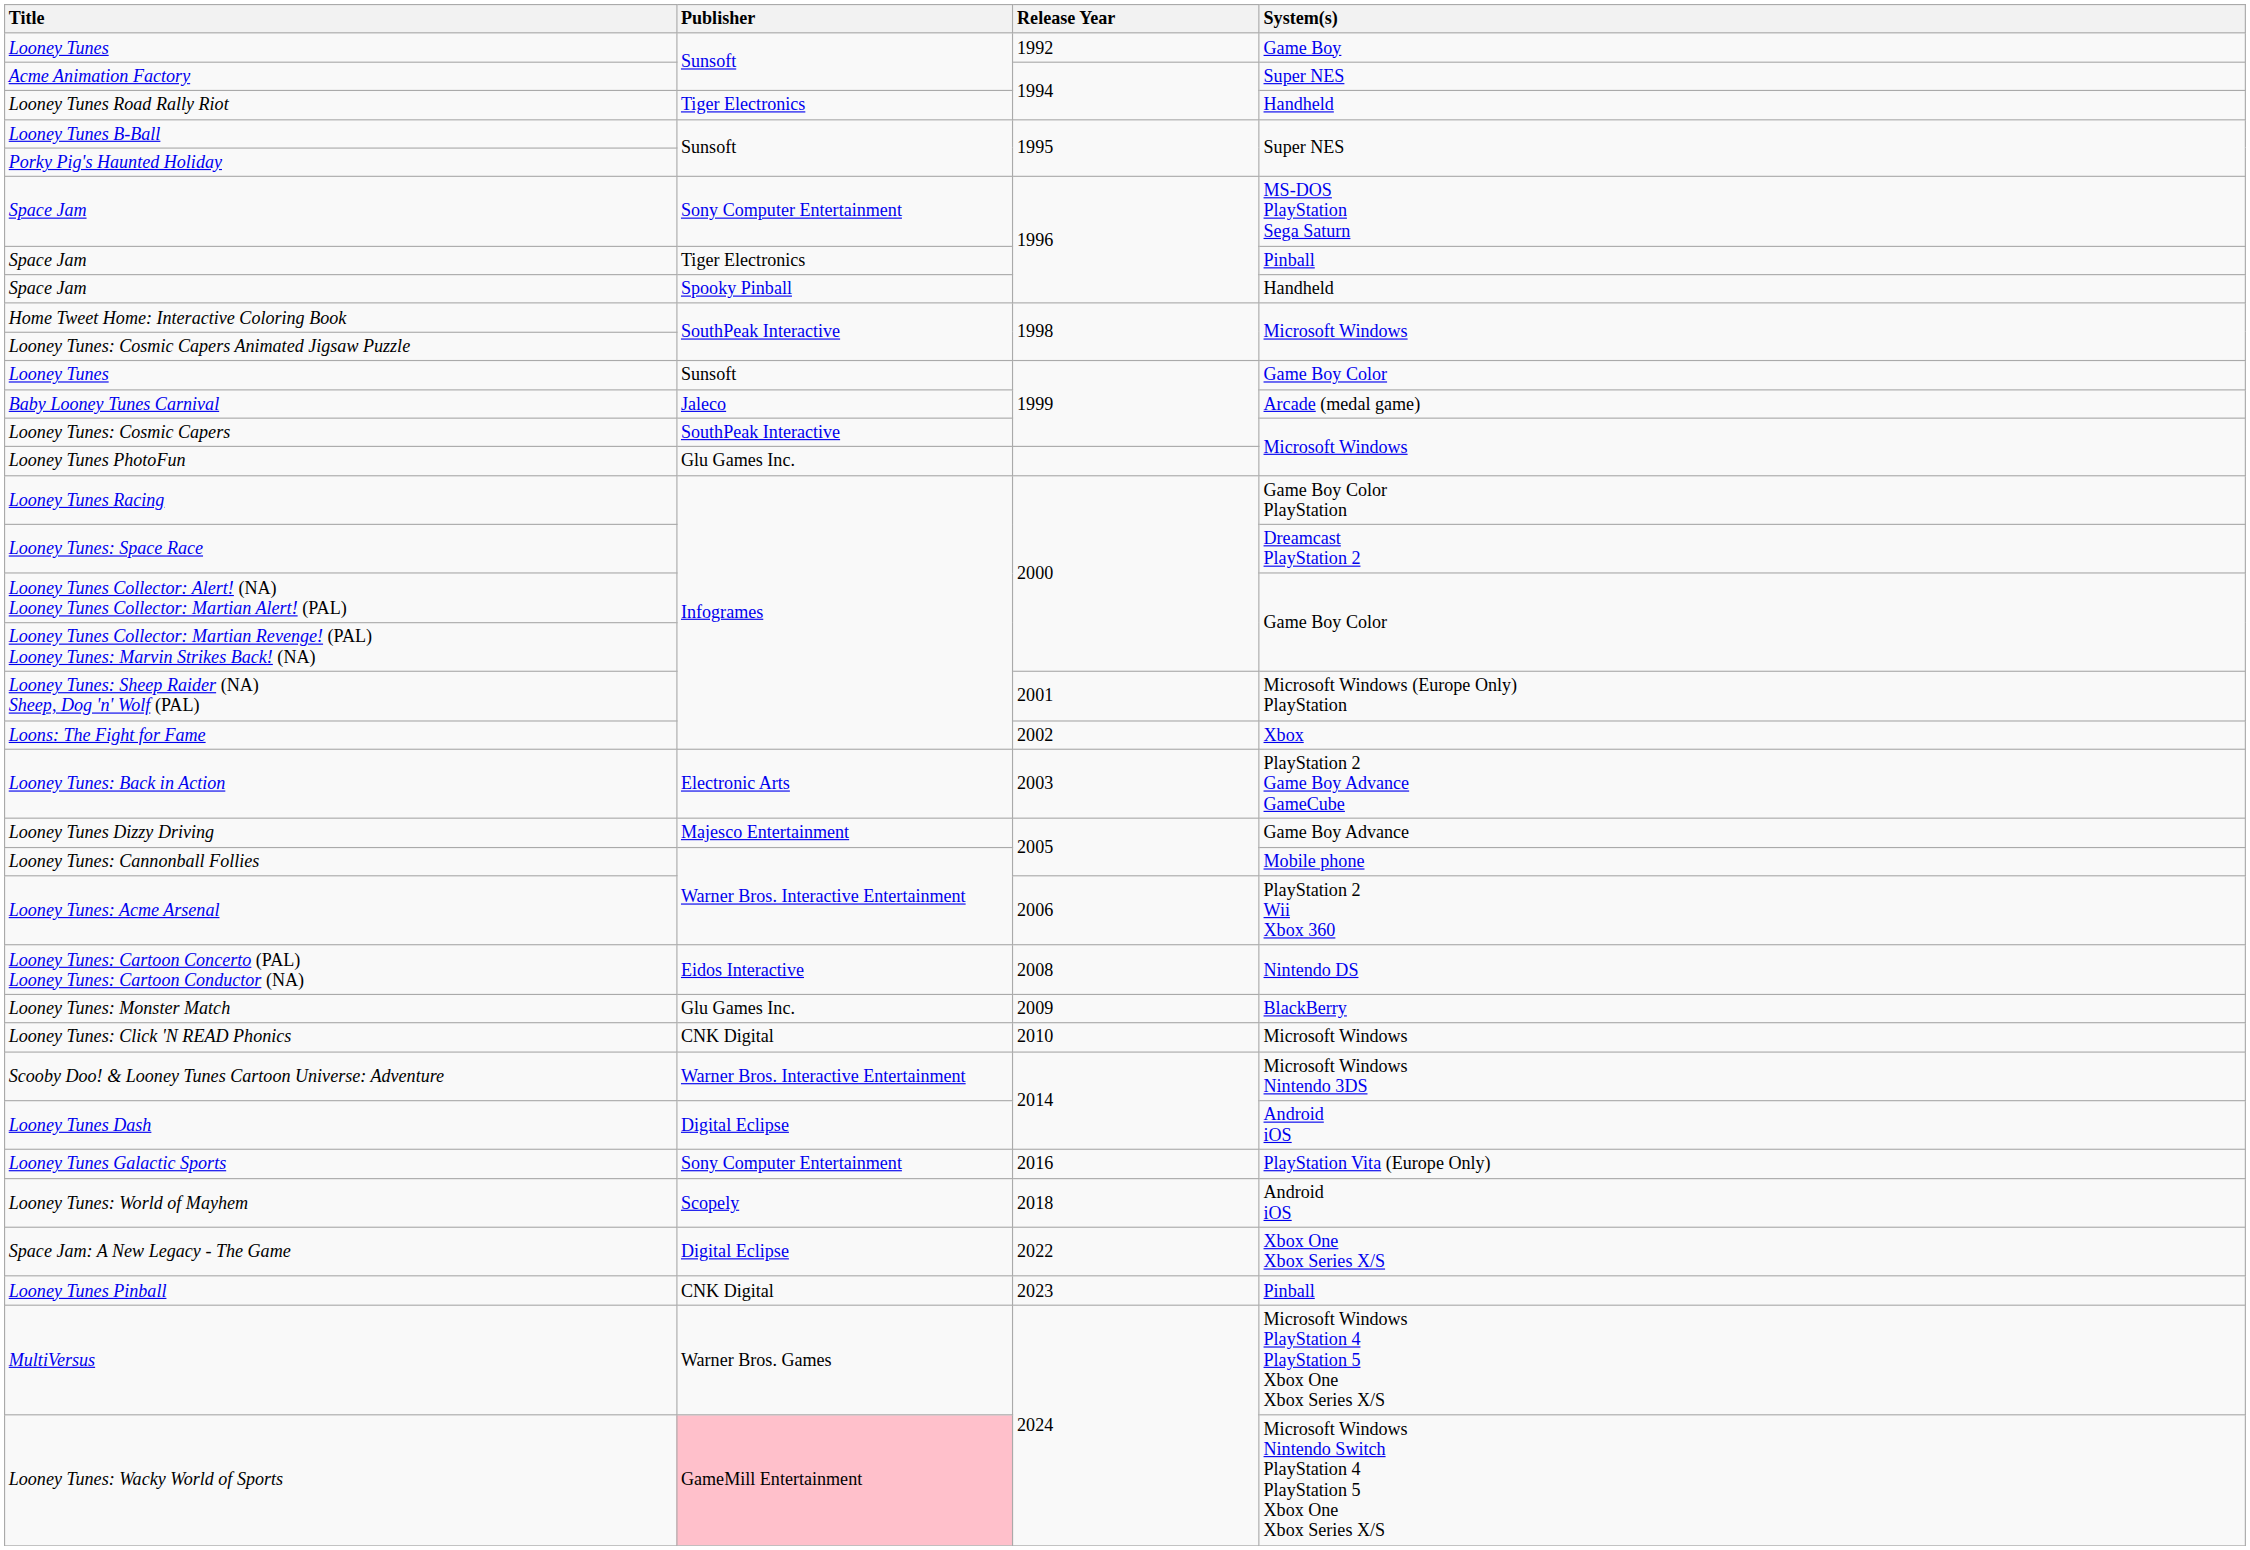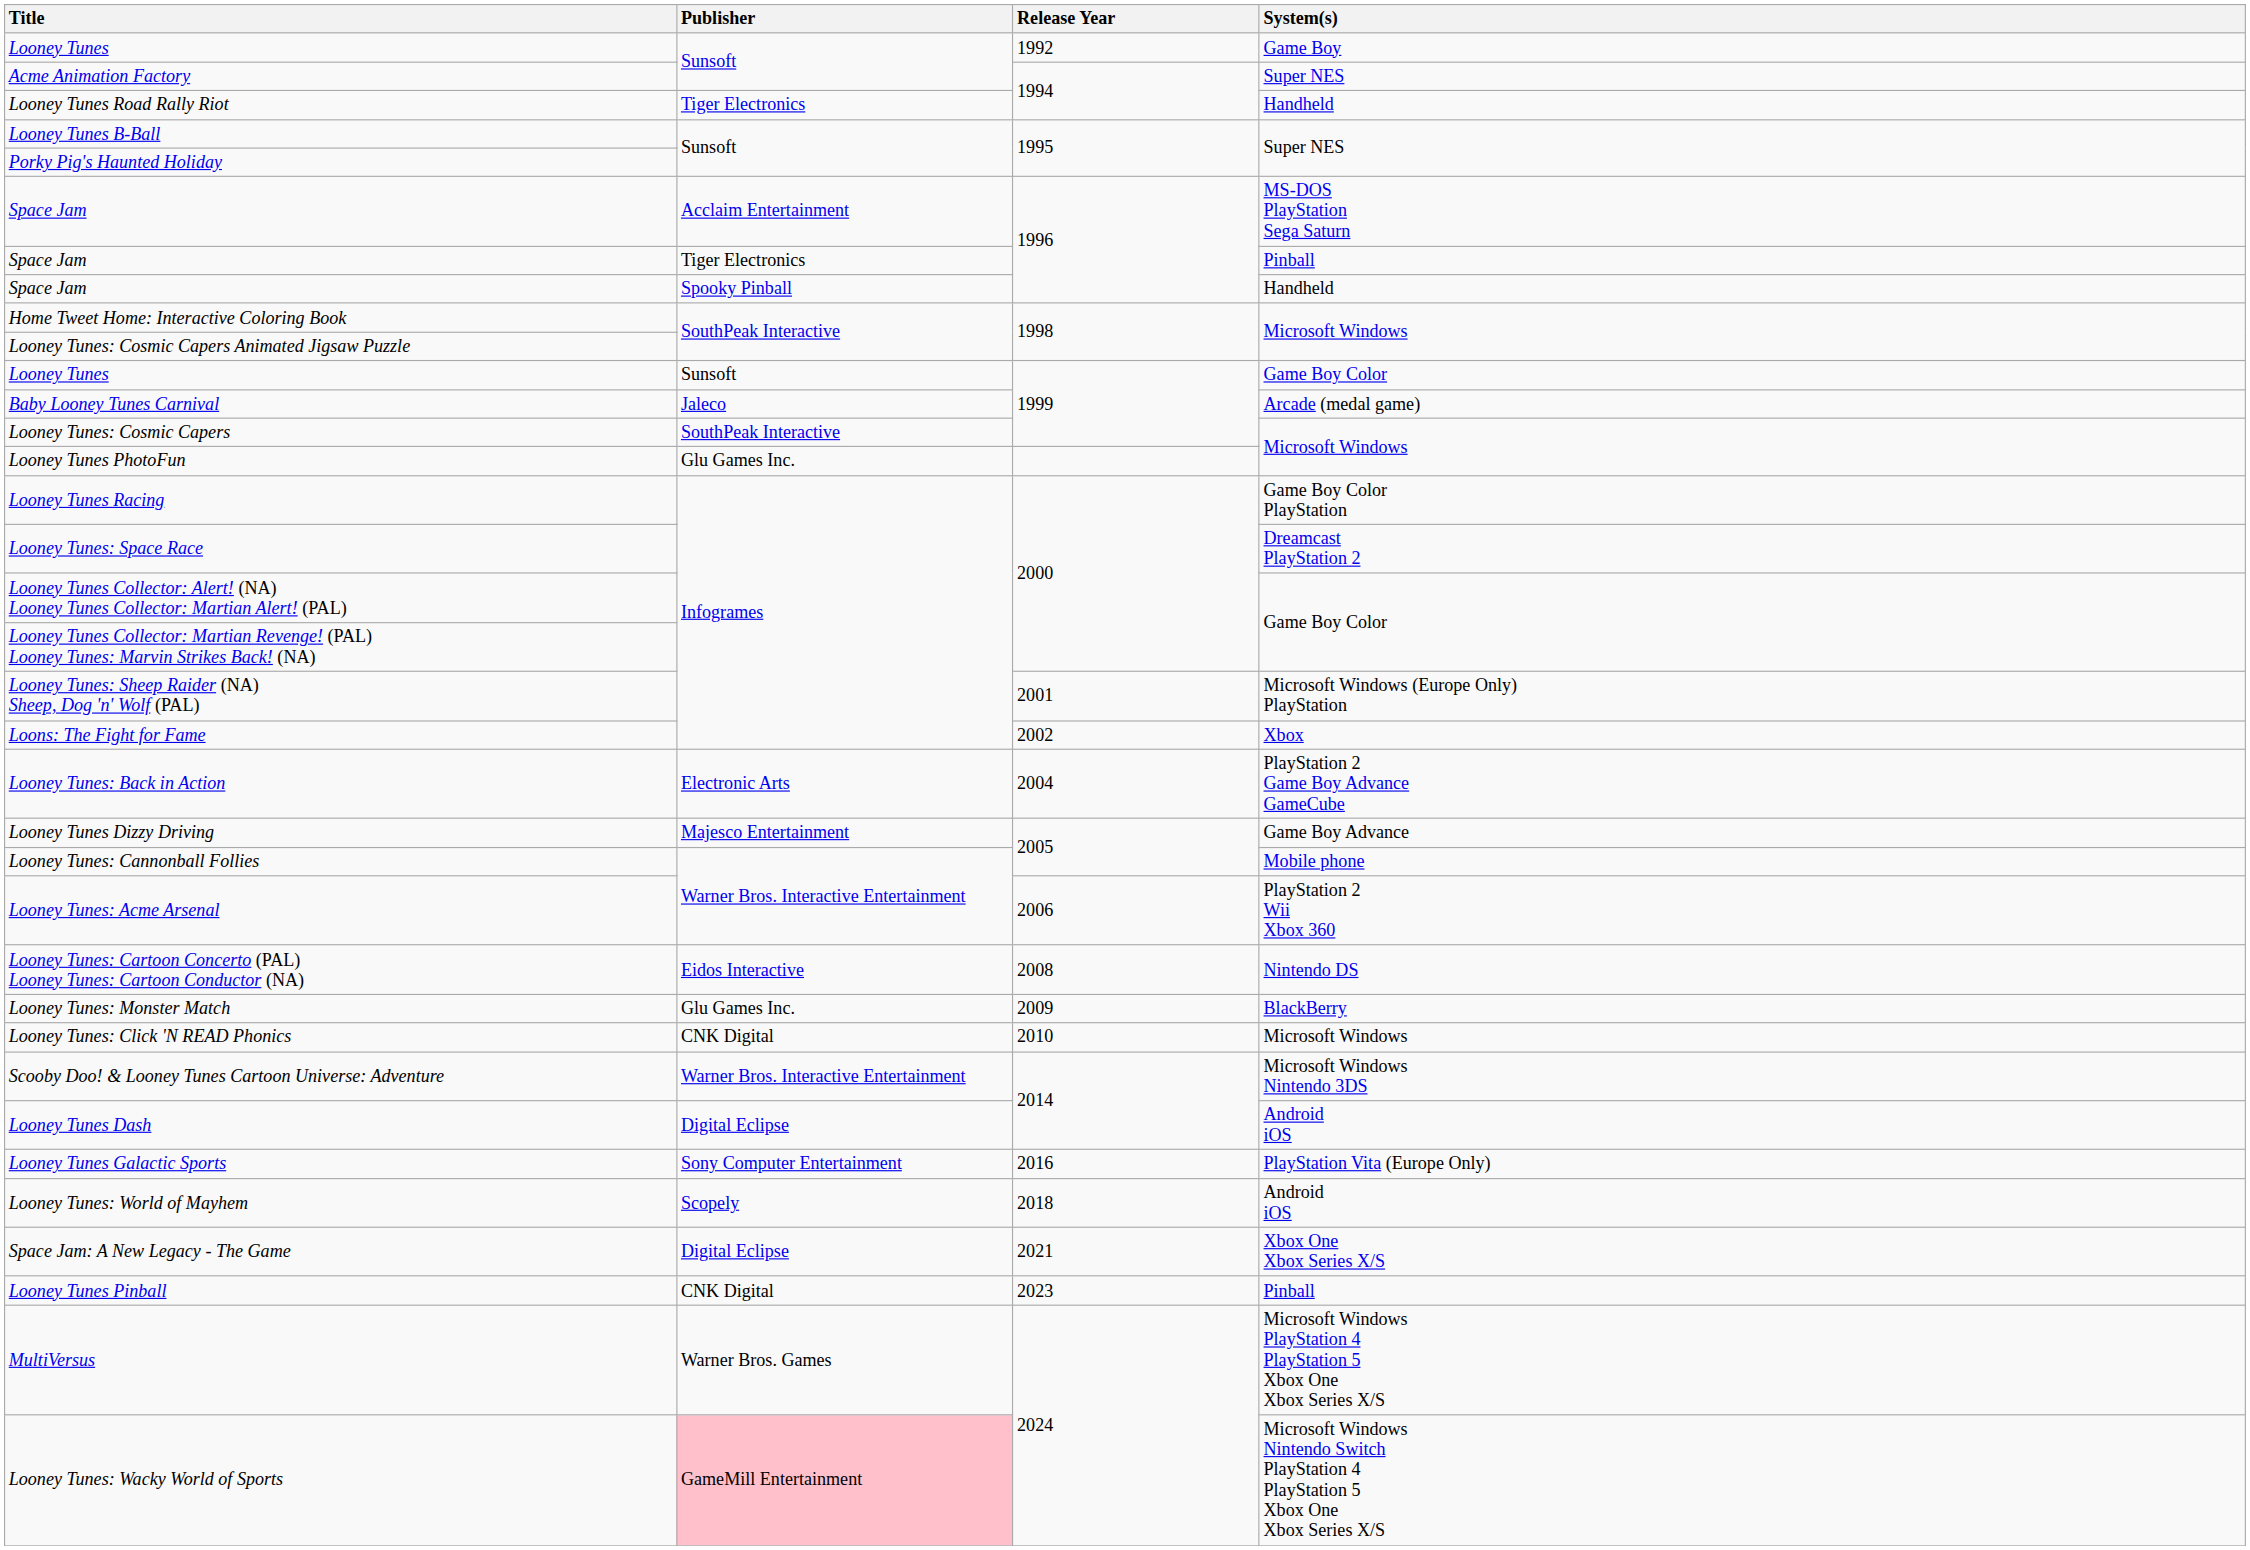(791, 211) Sony Computer Entertainment -> (765, 211) Acclaim Entertainment
(1035, 783) 2003 -> (1035, 783) 2004
(1035, 1251) 2022 -> (1035, 1251) 2021
